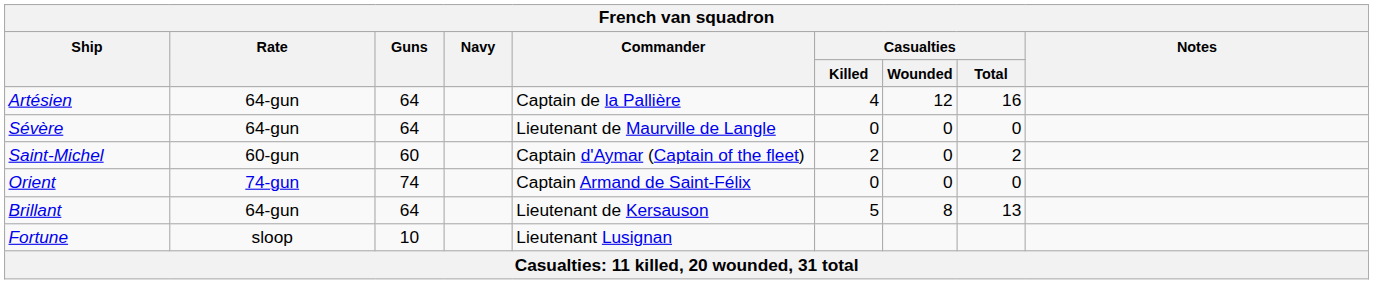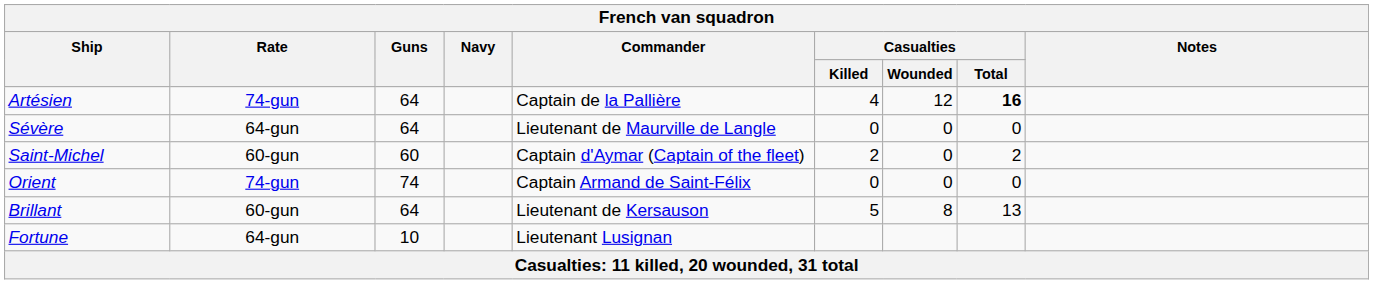(272, 100) 64-gun -> (272, 100) 74-gun
(1012, 100) normal -> (1012, 100) bold
(272, 210) 64-gun -> (272, 210) 60-gun
(272, 237) sloop -> (272, 237) 64-gun
